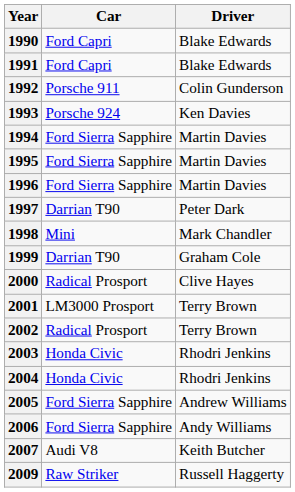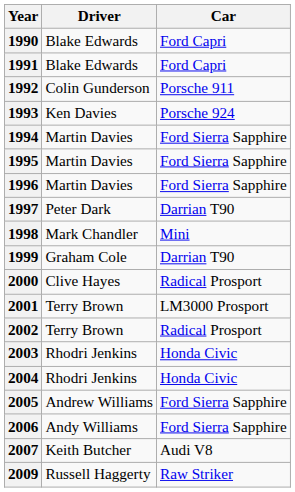columns swapped: (233, 16) <-> (109, 16)
